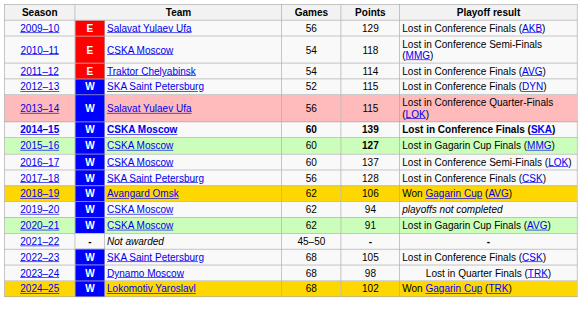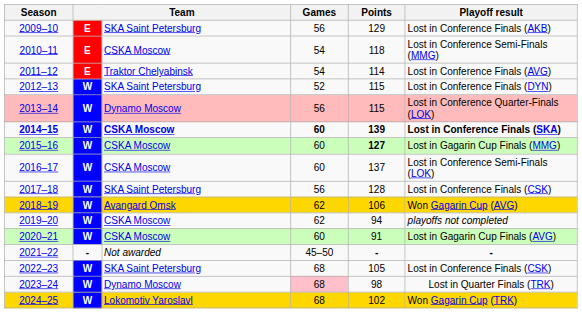(149, 28) Salavat Yulaev Ufa -> (153, 28) SKA Saint Petersburg
(149, 109) Salavat Yulaev Ufa -> (142, 109) Dynamo Moscow
(311, 225) 62 -> (319, 237) 60
(311, 273) no background -> (319, 284) pink background
